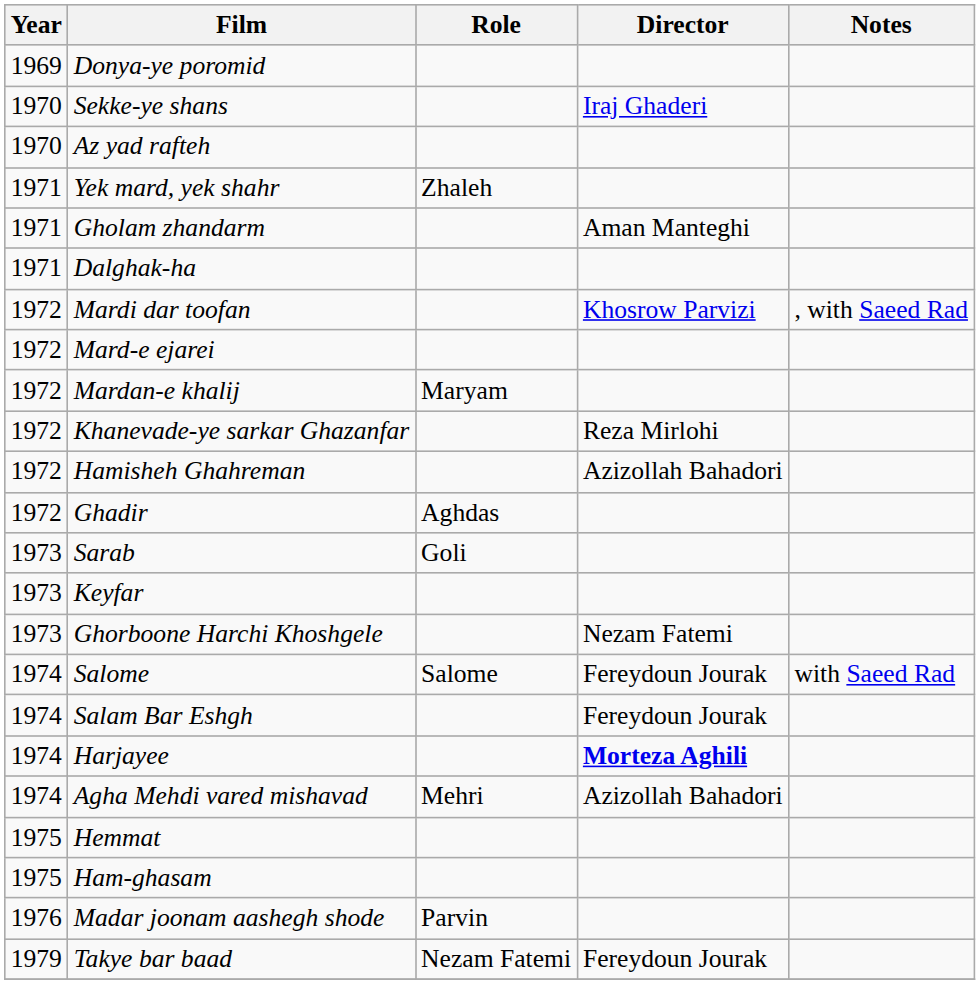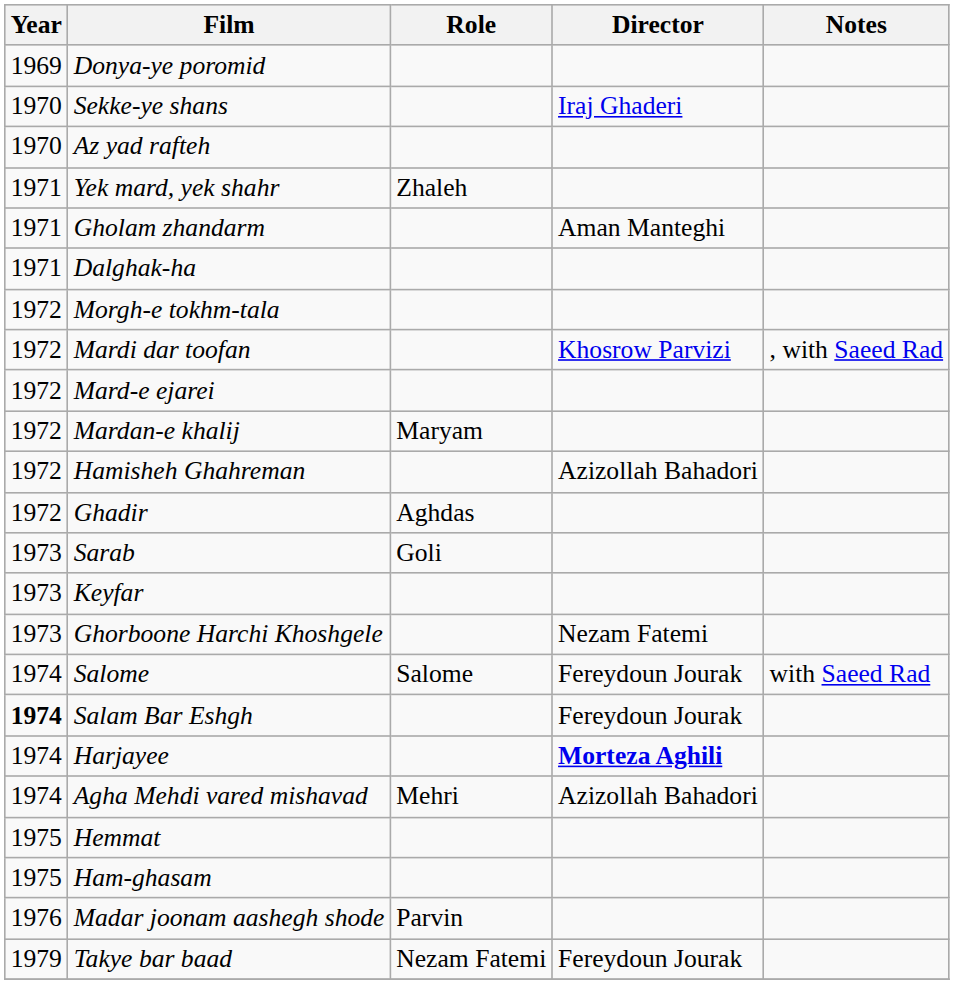+ row: (177, 308)
- row: (242, 430)
(36, 715) normal -> (36, 715) bold
